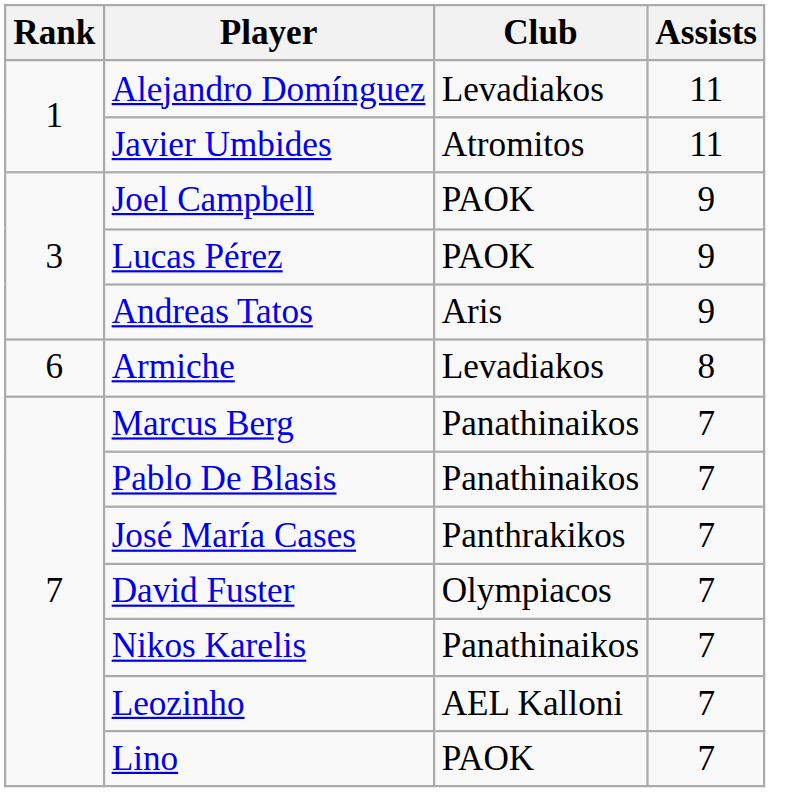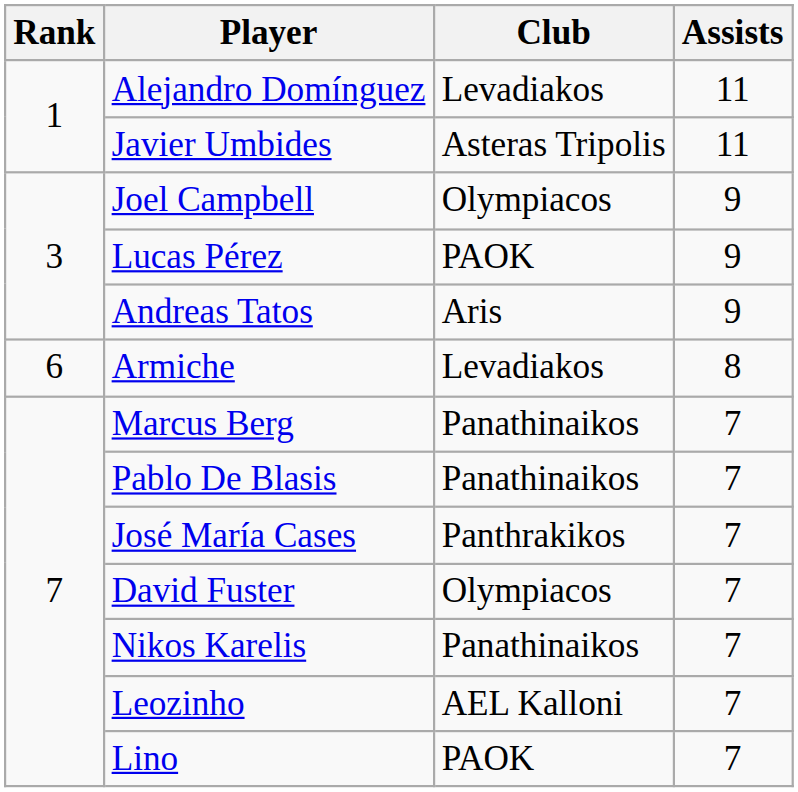(513, 144) Atromitos -> (554, 144) Asteras Tripolis
(488, 199) PAOK -> (527, 199) Olympiacos
